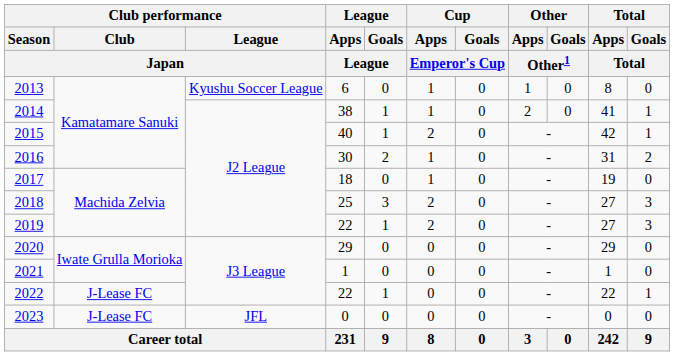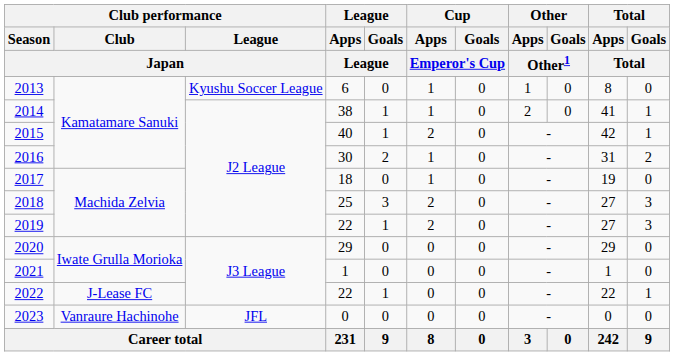(120, 316) J-Lease FC -> (120, 316) Vanraure Hachinohe
